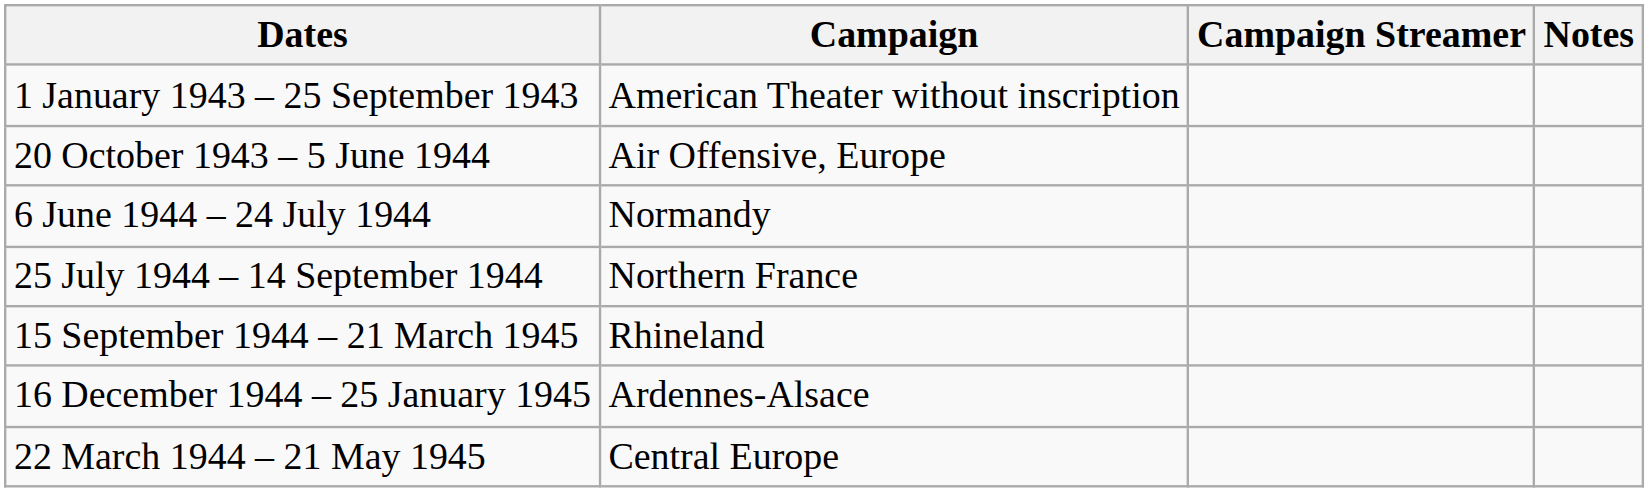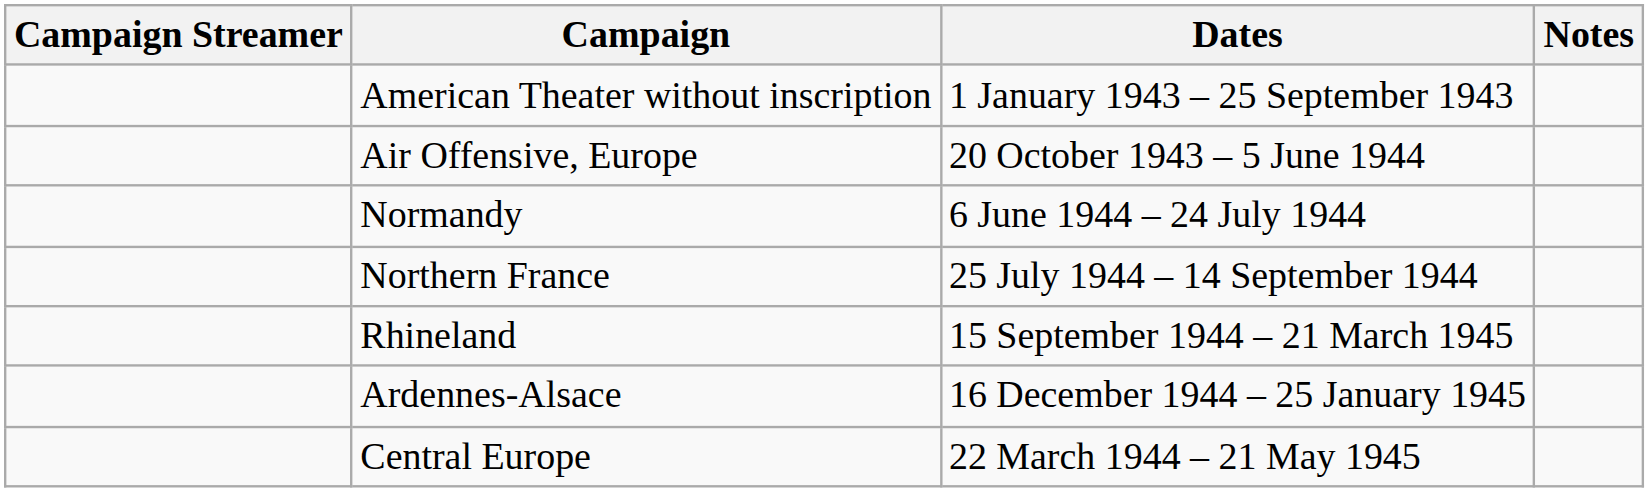columns swapped: (1362, 34) <-> (302, 34)
